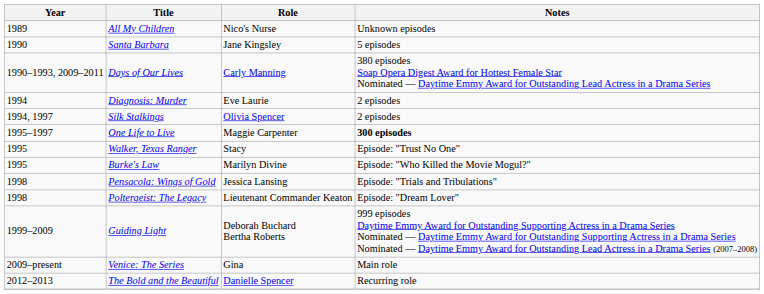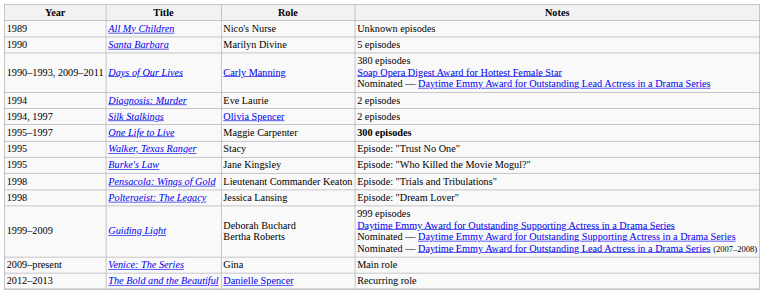(252, 45) Jane Kingsley -> (255, 45) Marilyn Divine
(255, 165) Marilyn Divine -> (252, 165) Jane Kingsley
(255, 181) Jessica Lansing -> (288, 181) Lieutenant Commander Keaton
(288, 198) Lieutenant Commander Keaton -> (255, 198) Jessica Lansing
